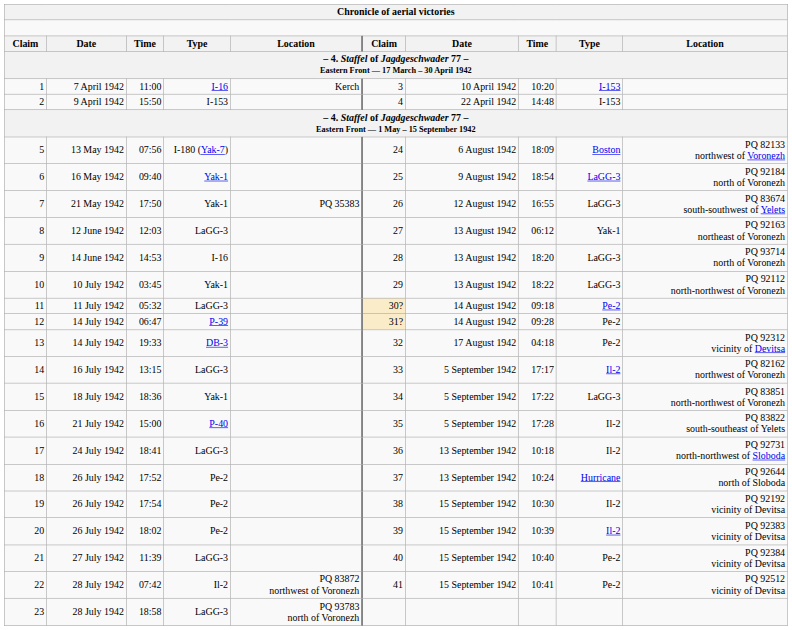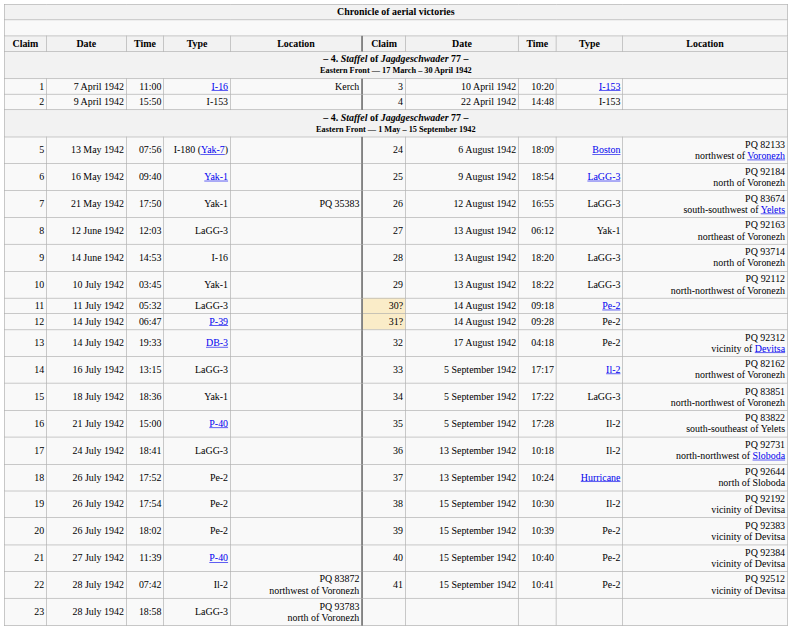(613, 531) Il-2 -> (611, 531) Pe-2
(212, 558) LaGG-3 -> (219, 558) P-40
